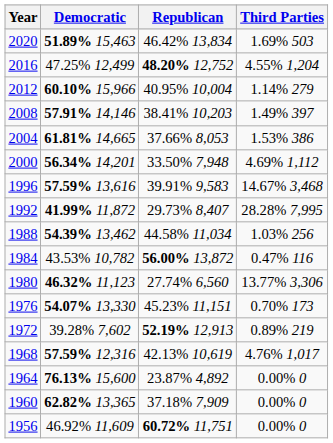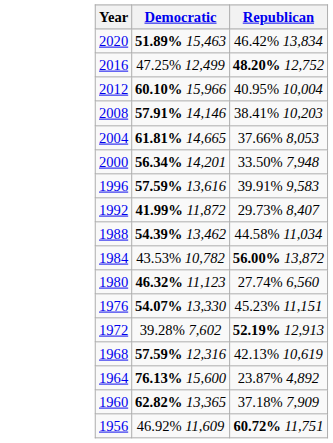- column: (282, 17)
